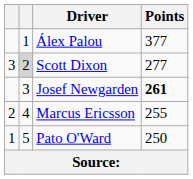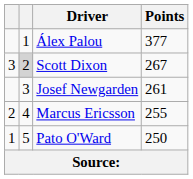(156, 65) 277 -> (156, 65) 267
(156, 89) bold -> (156, 89) normal
